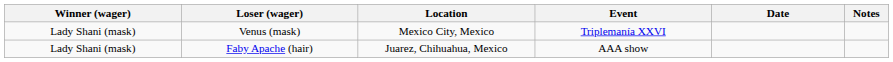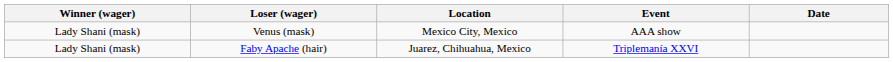- column: (866, 13)
(623, 31) Triplemanía XXVI -> (656, 31) AAA show
(623, 48) AAA show -> (656, 48) Triplemanía XXVI
